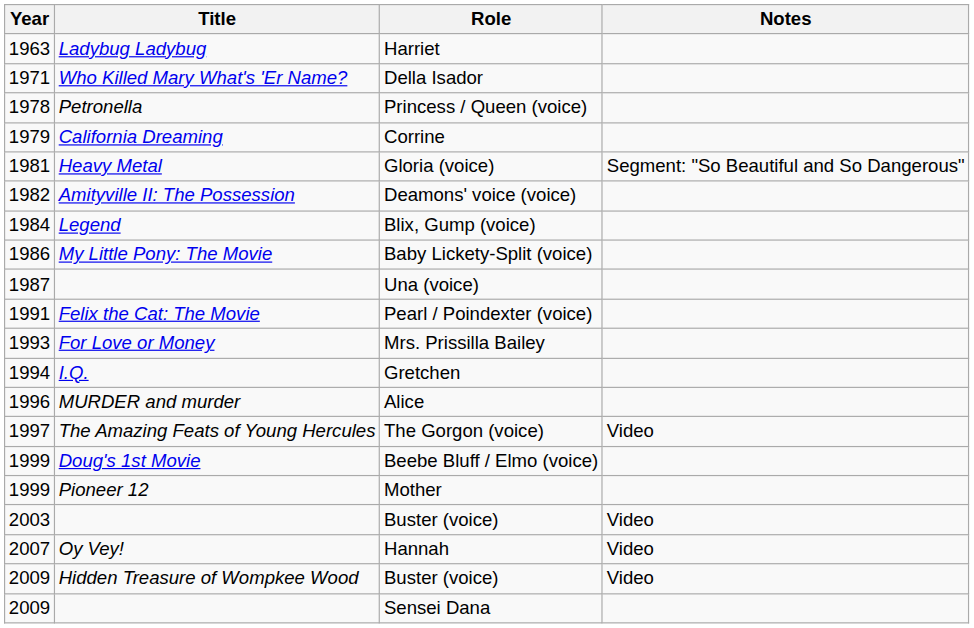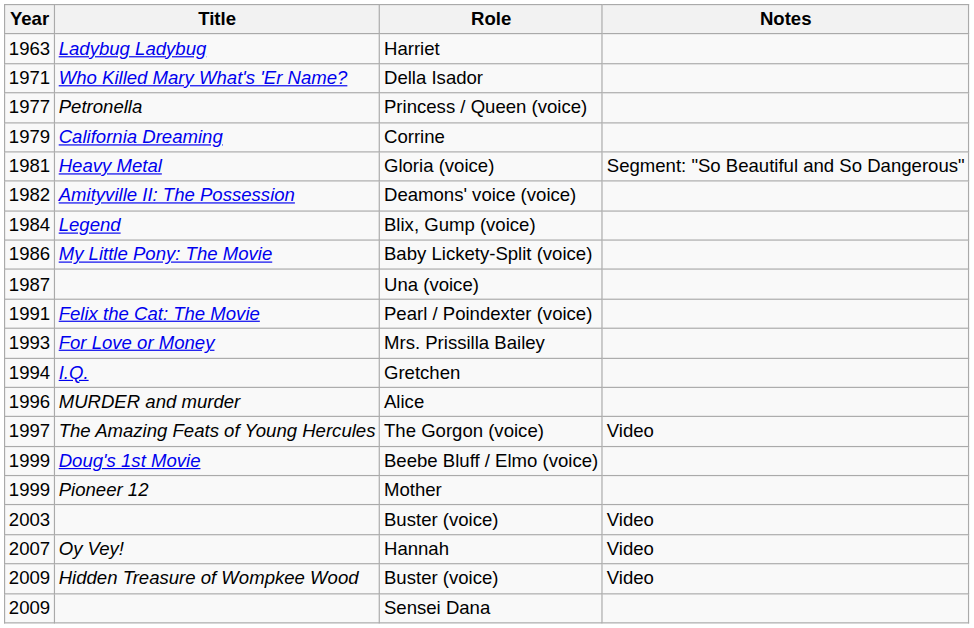(30, 107) 1978 -> (30, 107) 1977
